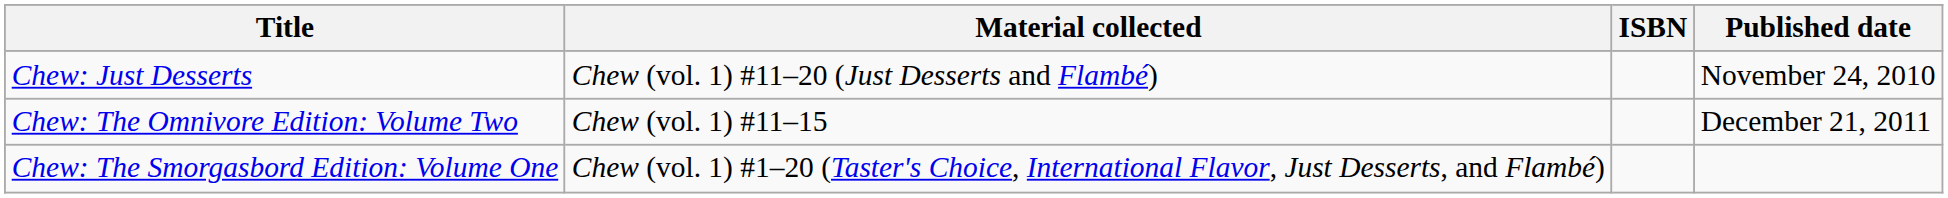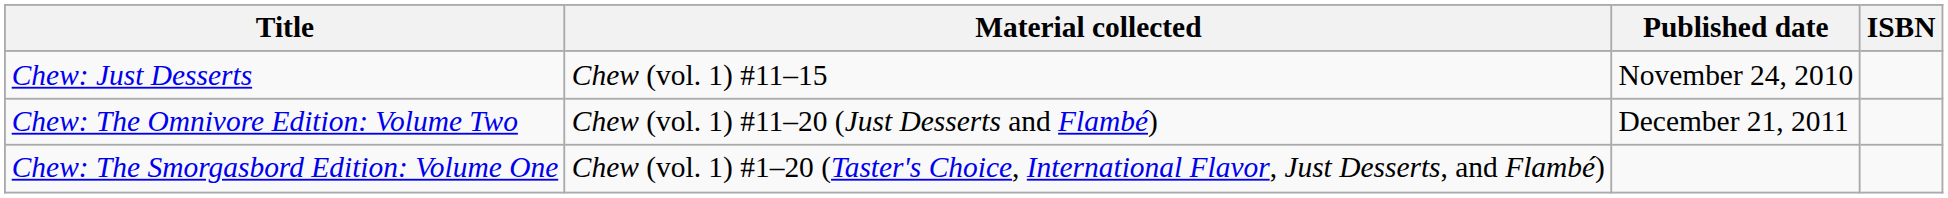columns swapped: (1818, 27) <-> (1653, 27)
(865, 74) Chew (vol. 1) #11–20 (Just Desserts and Flambé) -> (700, 74) Chew (vol. 1) #11–15
(700, 121) Chew (vol. 1) #11–15 -> (865, 121) Chew (vol. 1) #11–20 (Just Desserts and Flambé)
